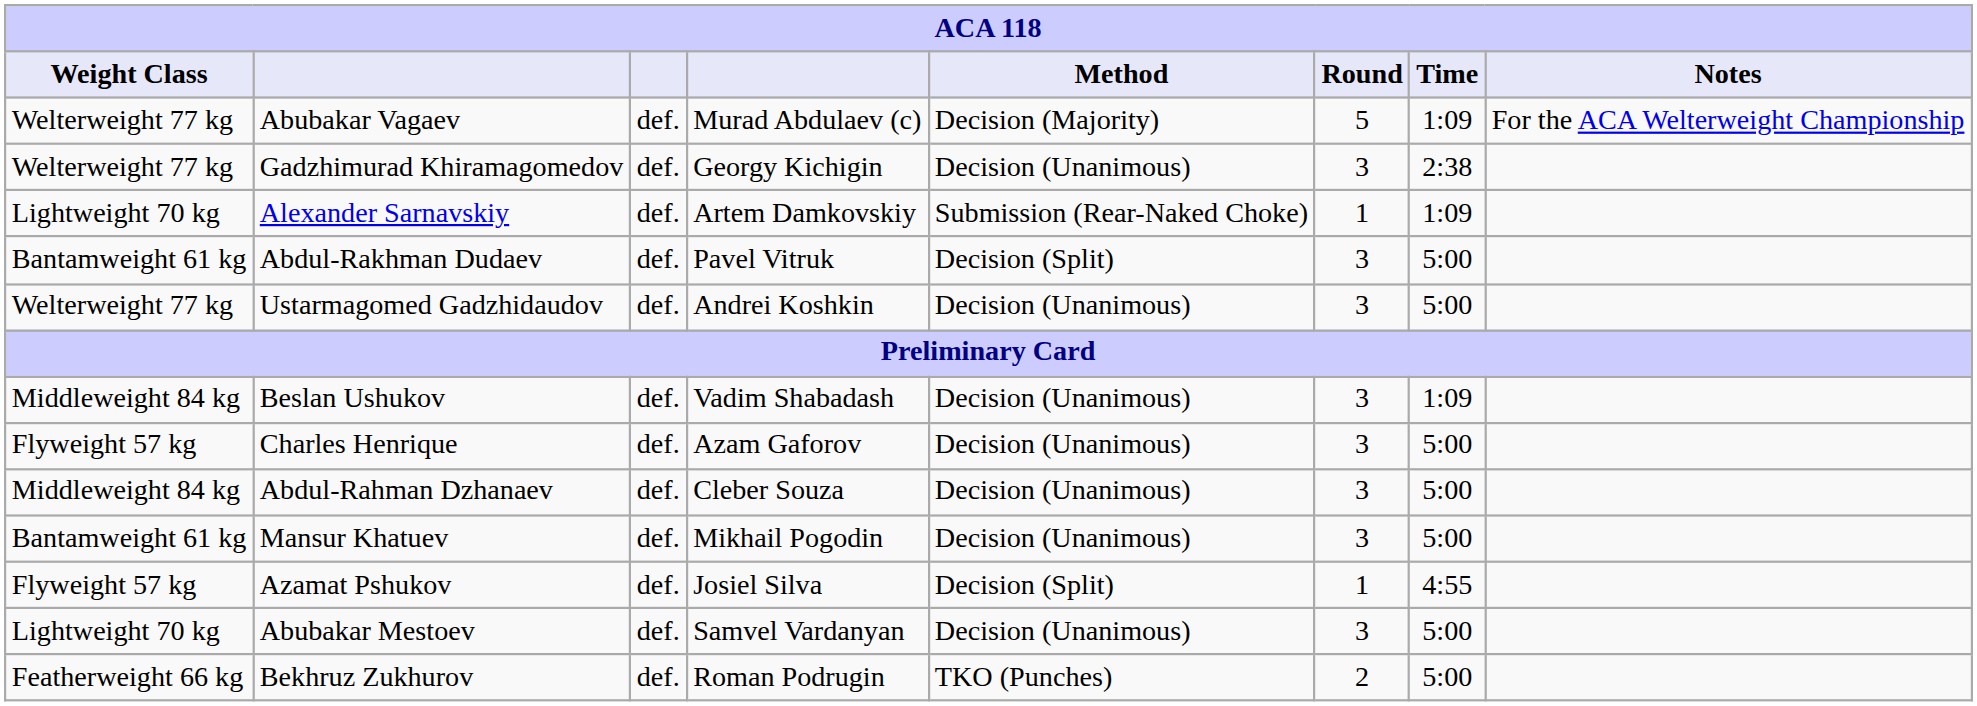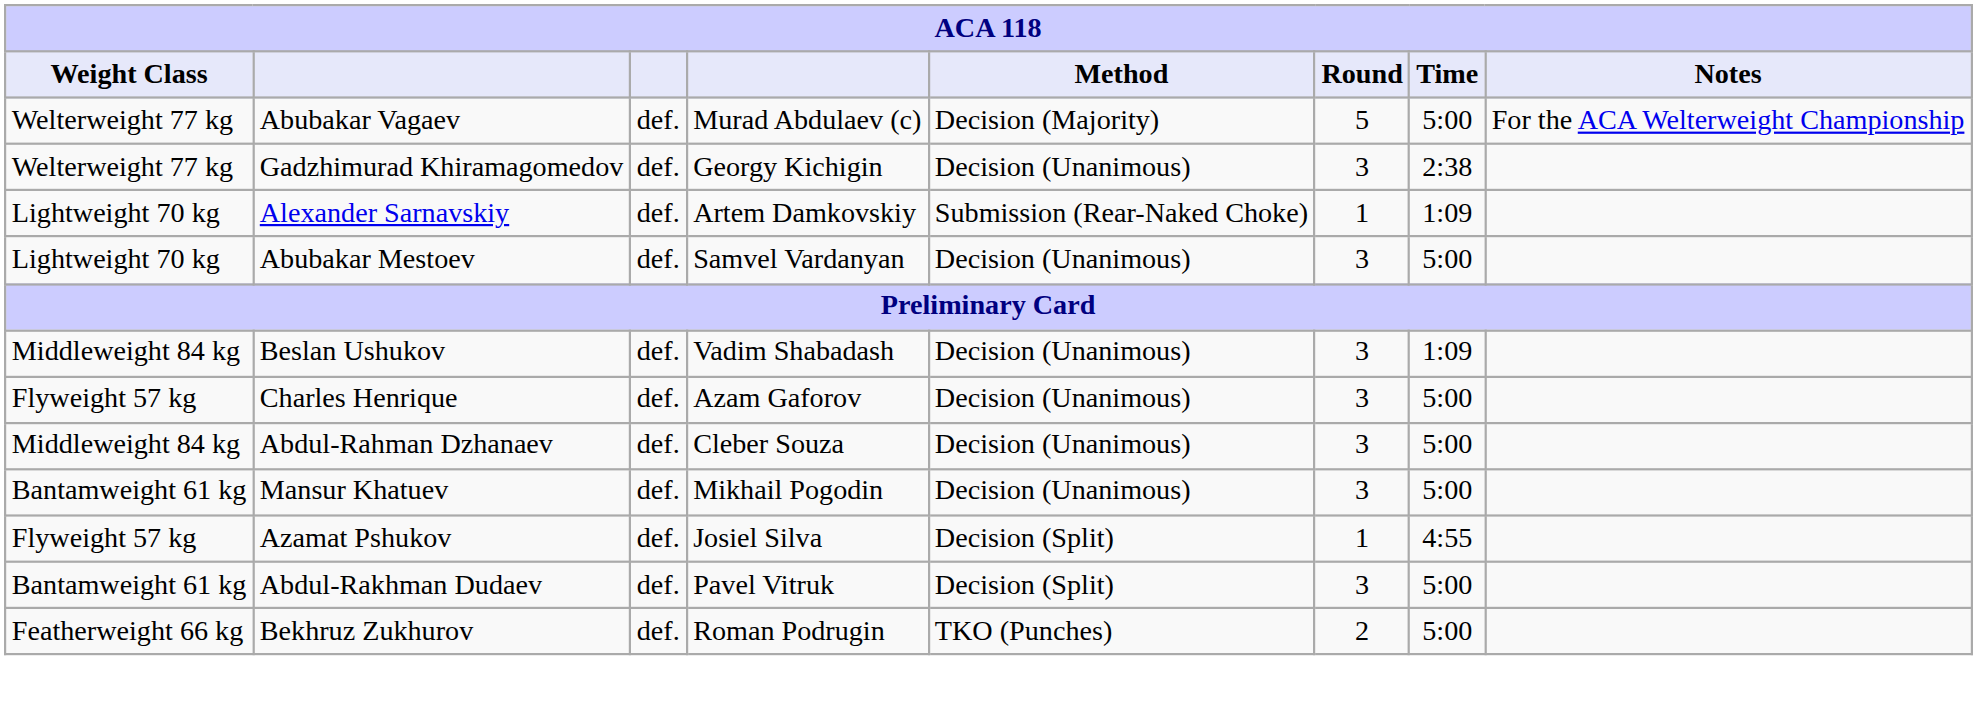(1447, 120) 1:09 -> (1447, 120) 5:00
rows swapped: (401, 259) <-> (367, 630)
- row: (431, 305)
